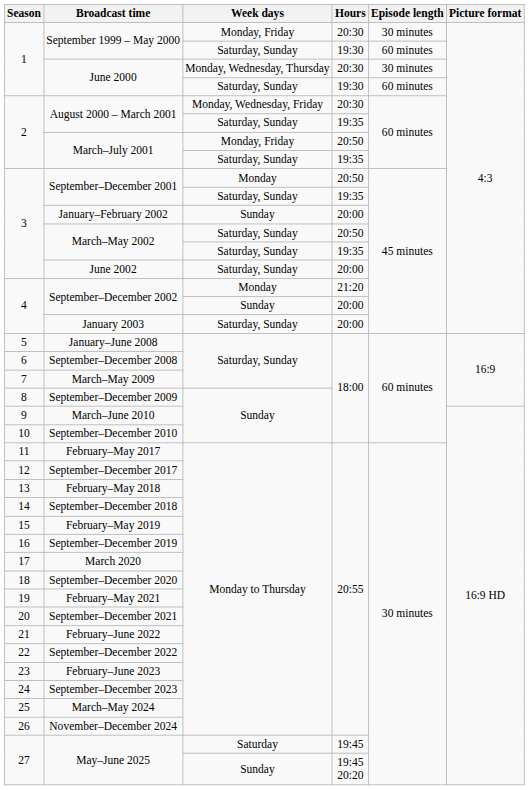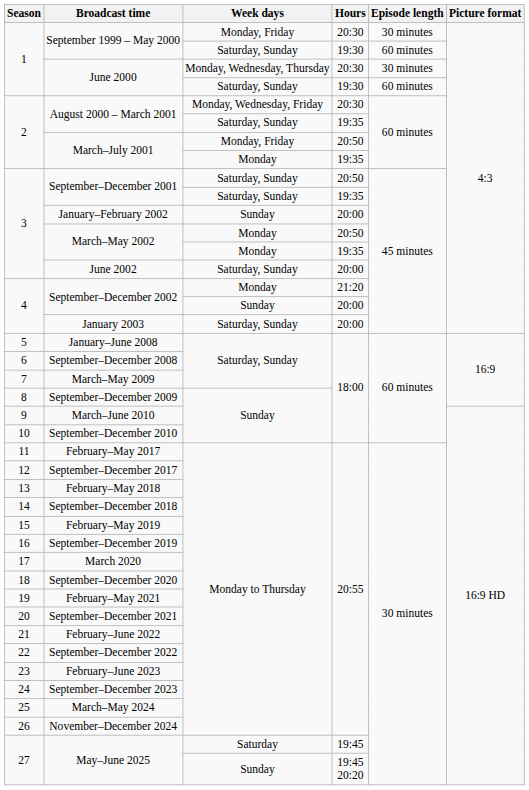(257, 159) Saturday, Sunday -> (257, 159) Monday
(257, 178) Monday -> (257, 178) Saturday, Sunday
(257, 232) Saturday, Sunday -> (257, 232) Monday
(257, 251) Saturday, Sunday -> (257, 251) Monday
